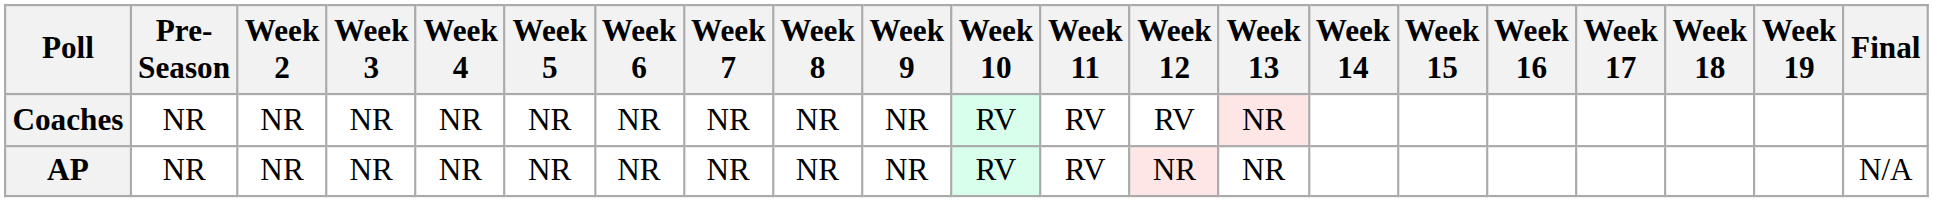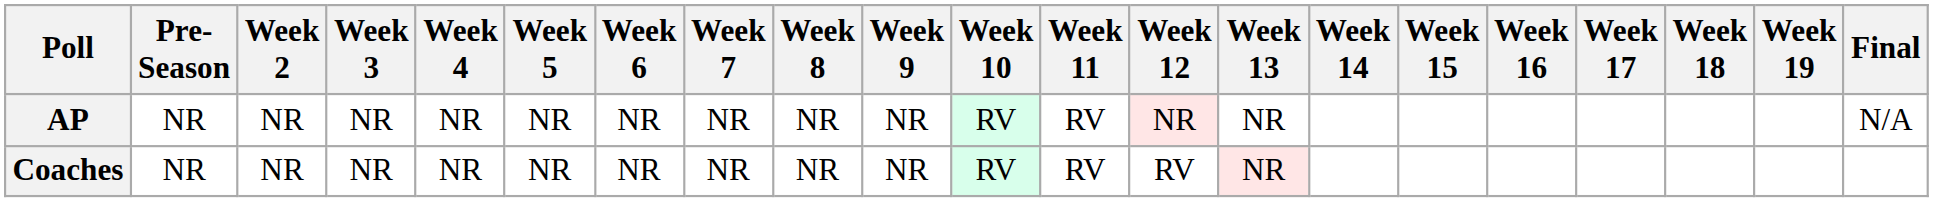rows swapped: (68, 170) <-> (68, 119)
